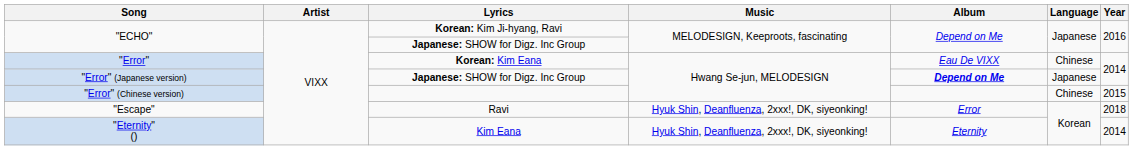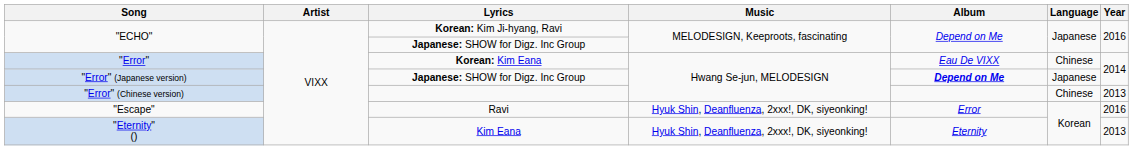(1115, 93) 2015 -> (1115, 93) 2013
(1115, 109) 2018 -> (1115, 109) 2016
(1115, 131) 2014 -> (1115, 131) 2013
